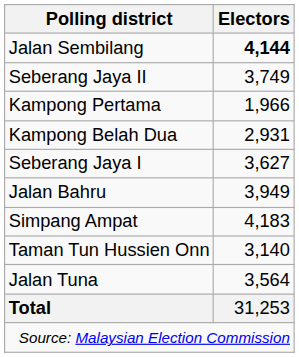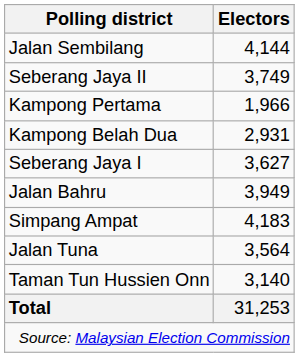(267, 47) bold -> (267, 47) normal
rows swapped: (53, 279) <-> (109, 250)
